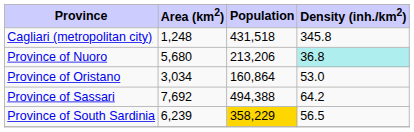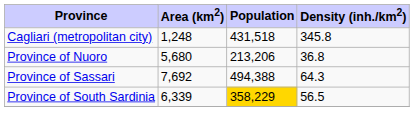(312, 57) paleturquoise background -> (312, 57) no background
- row: (64, 77)
(312, 96) 64.2 -> (312, 77) 64.3
(176, 116) 6,239 -> (176, 96) 6,339
